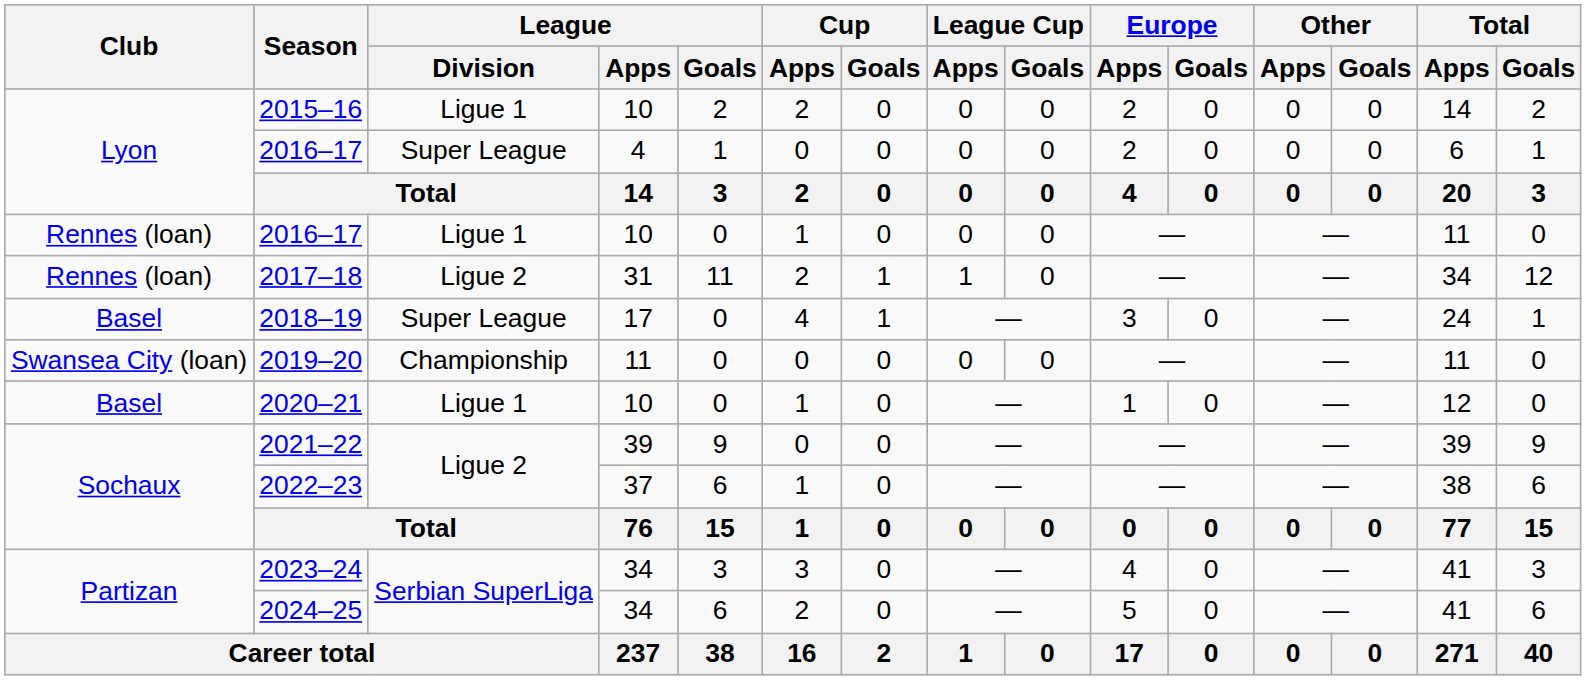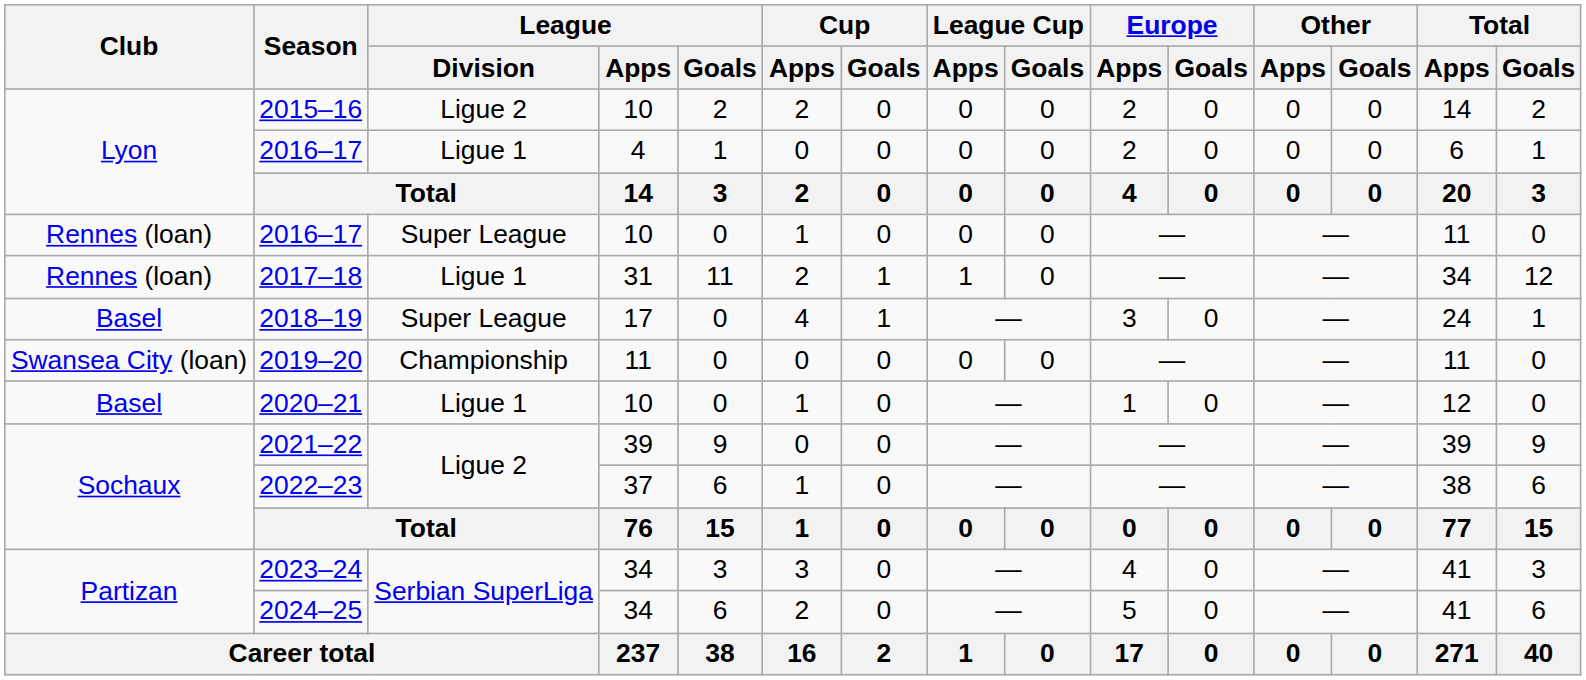(484, 109) Ligue 1 -> (484, 109) Ligue 2
(484, 151) Super League -> (484, 151) Ligue 1
(484, 234) Ligue 1 -> (484, 234) Super League
(484, 276) Ligue 2 -> (484, 276) Ligue 1
